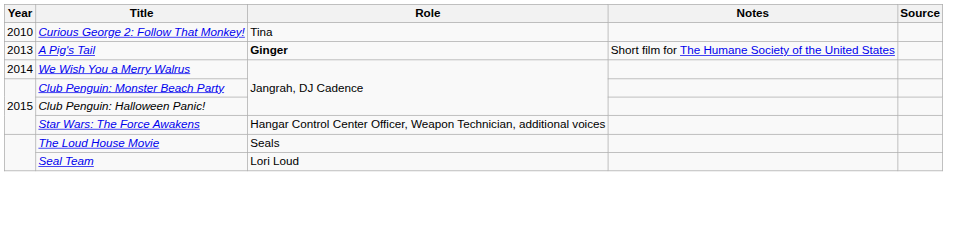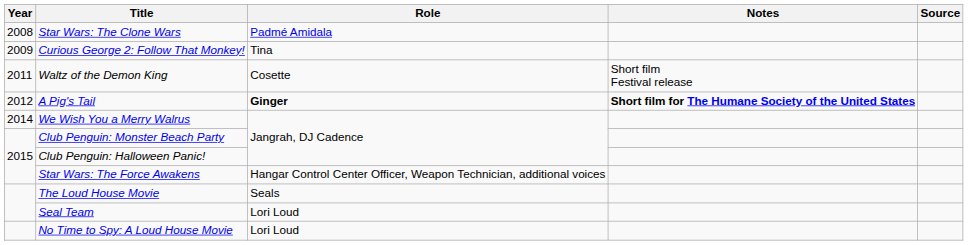+ row: (110, 32)
(20, 32) 2010 -> (20, 50) 2009
+ row: (103, 75)
(20, 50) 2013 -> (20, 100) 2012
(753, 50) normal -> (763, 100) bold
+ row: (136, 230)
